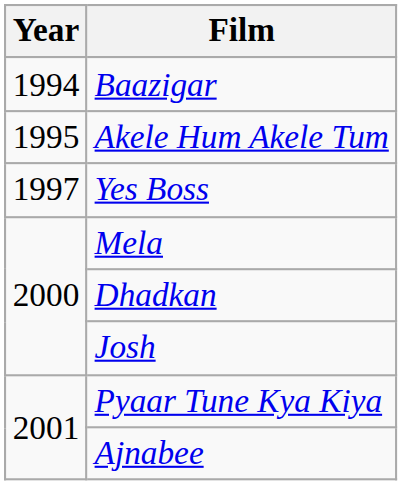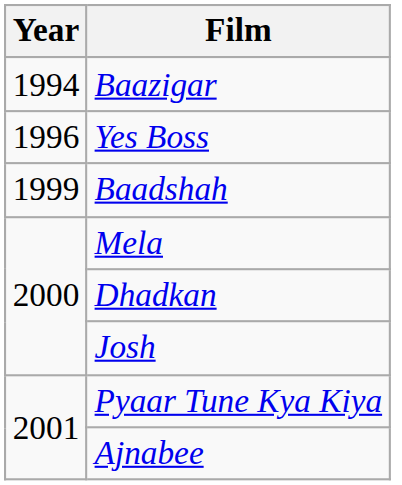- row: (242, 136)
(46, 189) 1997 -> (46, 136) 1996
+ row: (161, 189)
